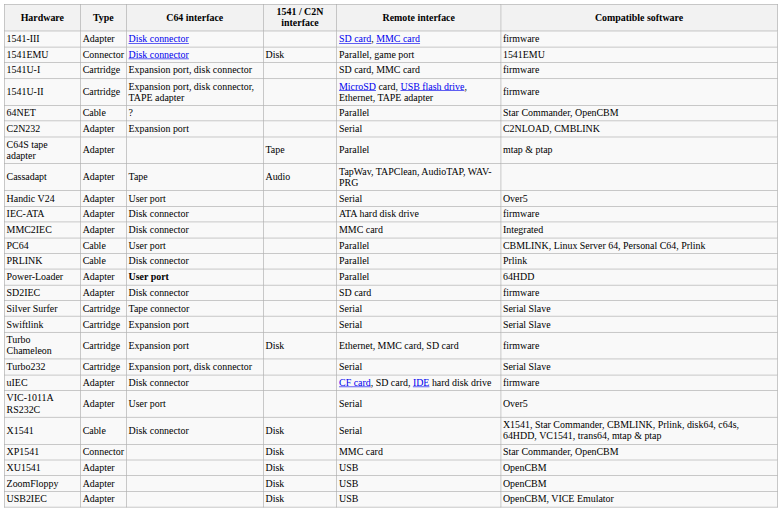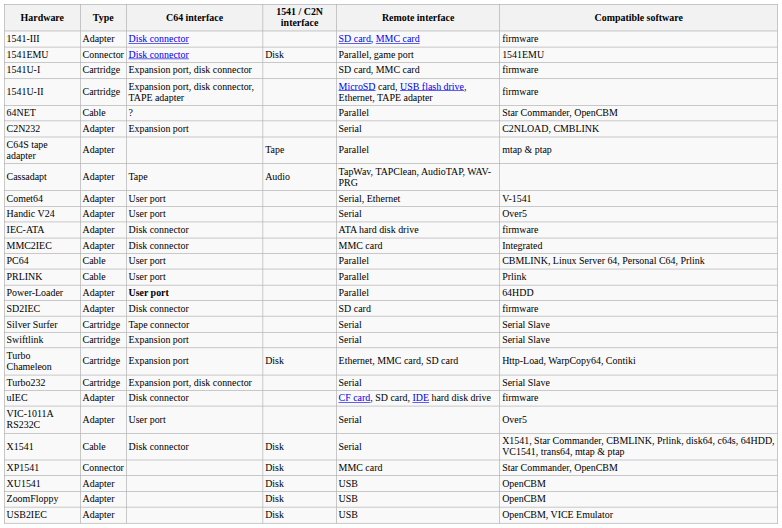+ row: (25, 198)
(159, 261) Disk connector -> (147, 277) User port
(521, 345) firmware -> (569, 361) Http-Load, WarpCopy64, Contiki
